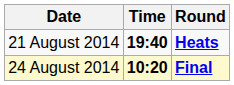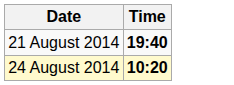- column: (200, 17)
